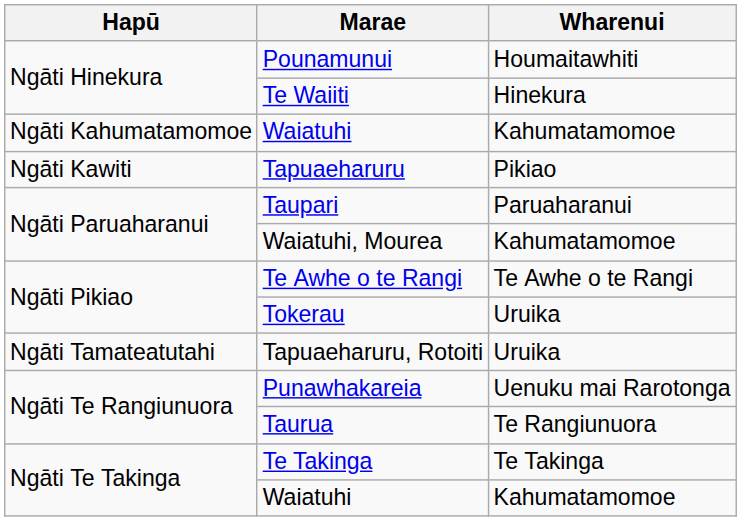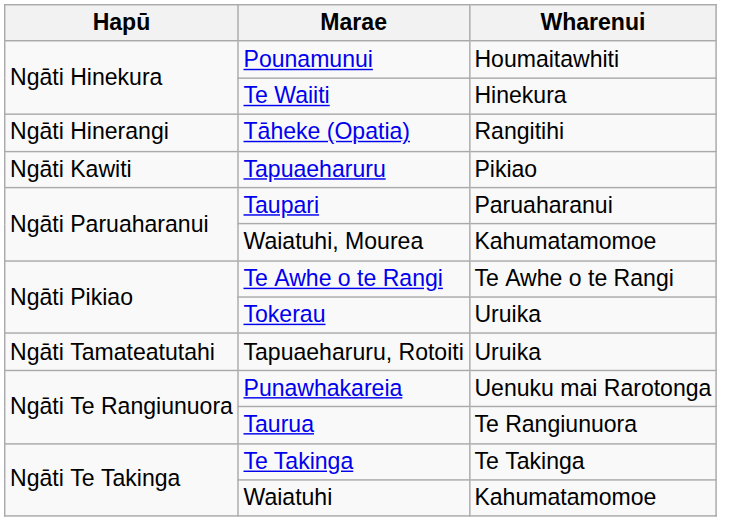+ row: (89, 132)
- row: (131, 132)
